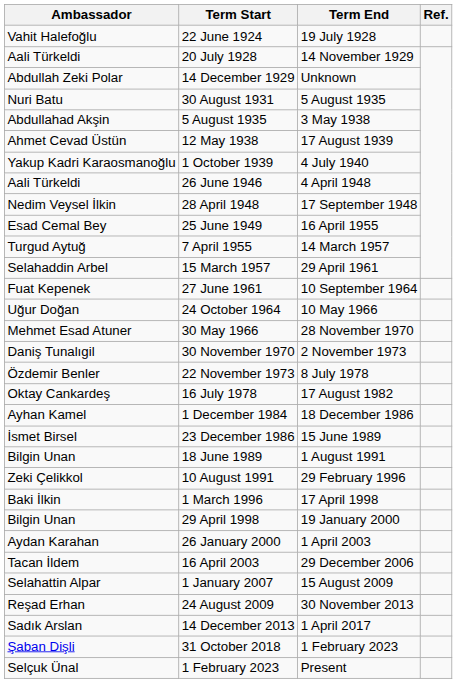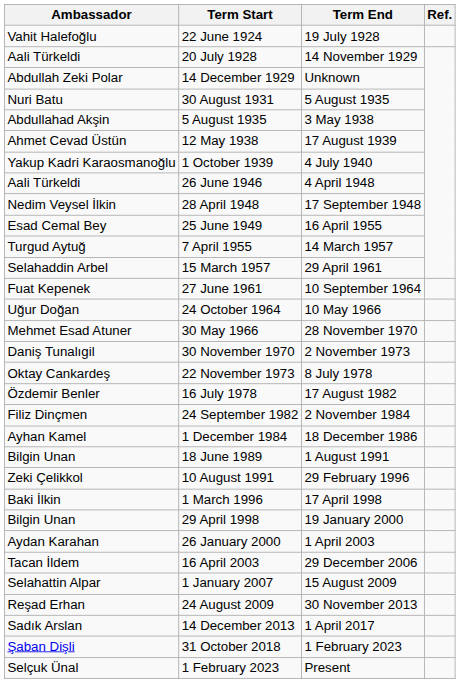(54, 373) Özdemir Benler -> (59, 373) Oktay Cankardeş
(59, 394) Oktay Cankardeş -> (54, 394) Özdemir Benler
+ row: (240, 415)
- row: (238, 436)
